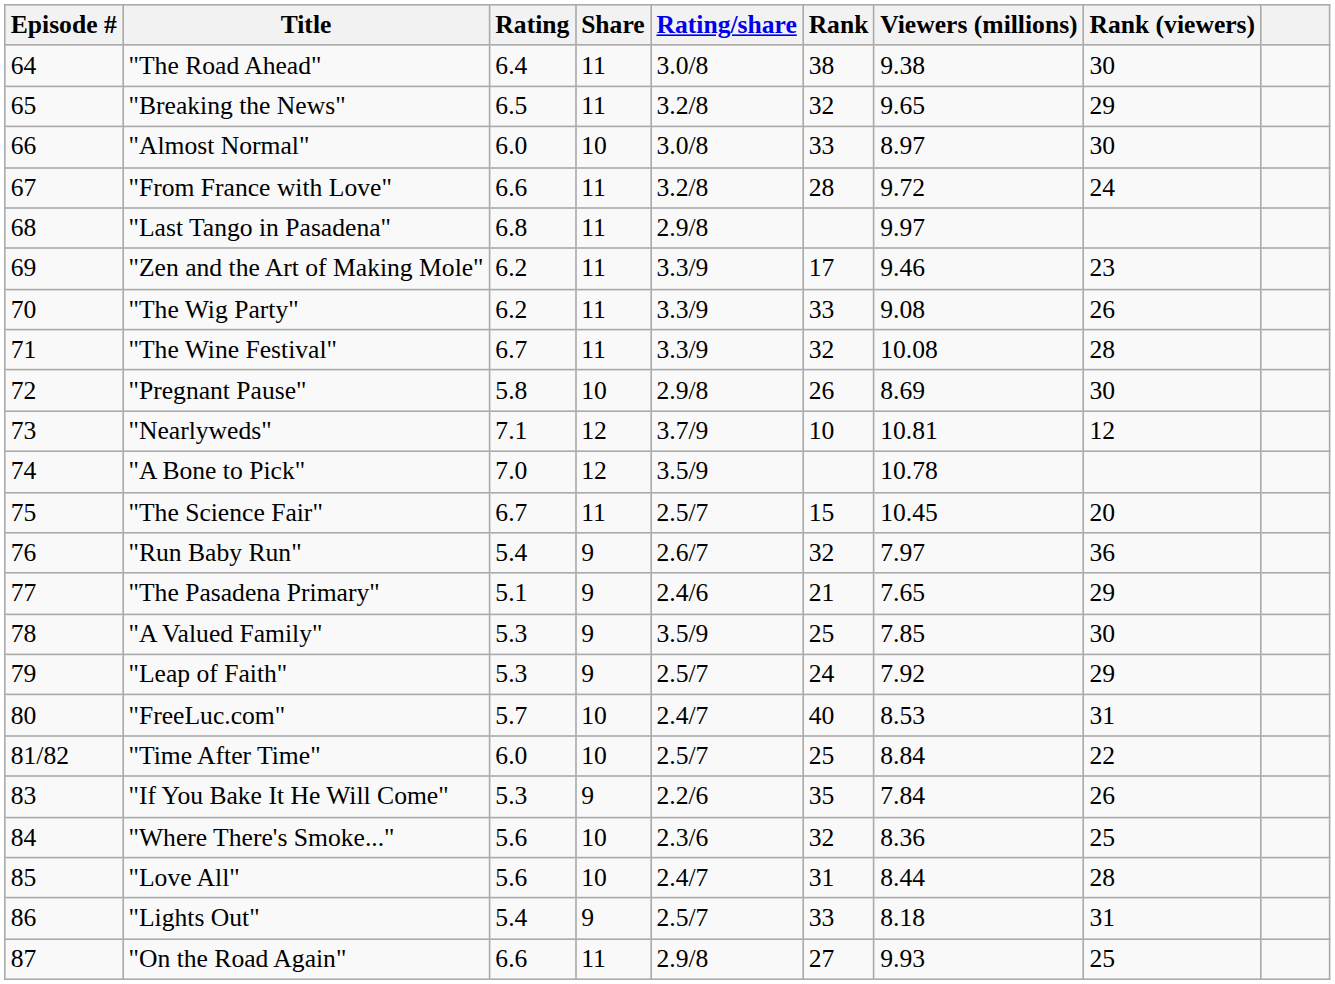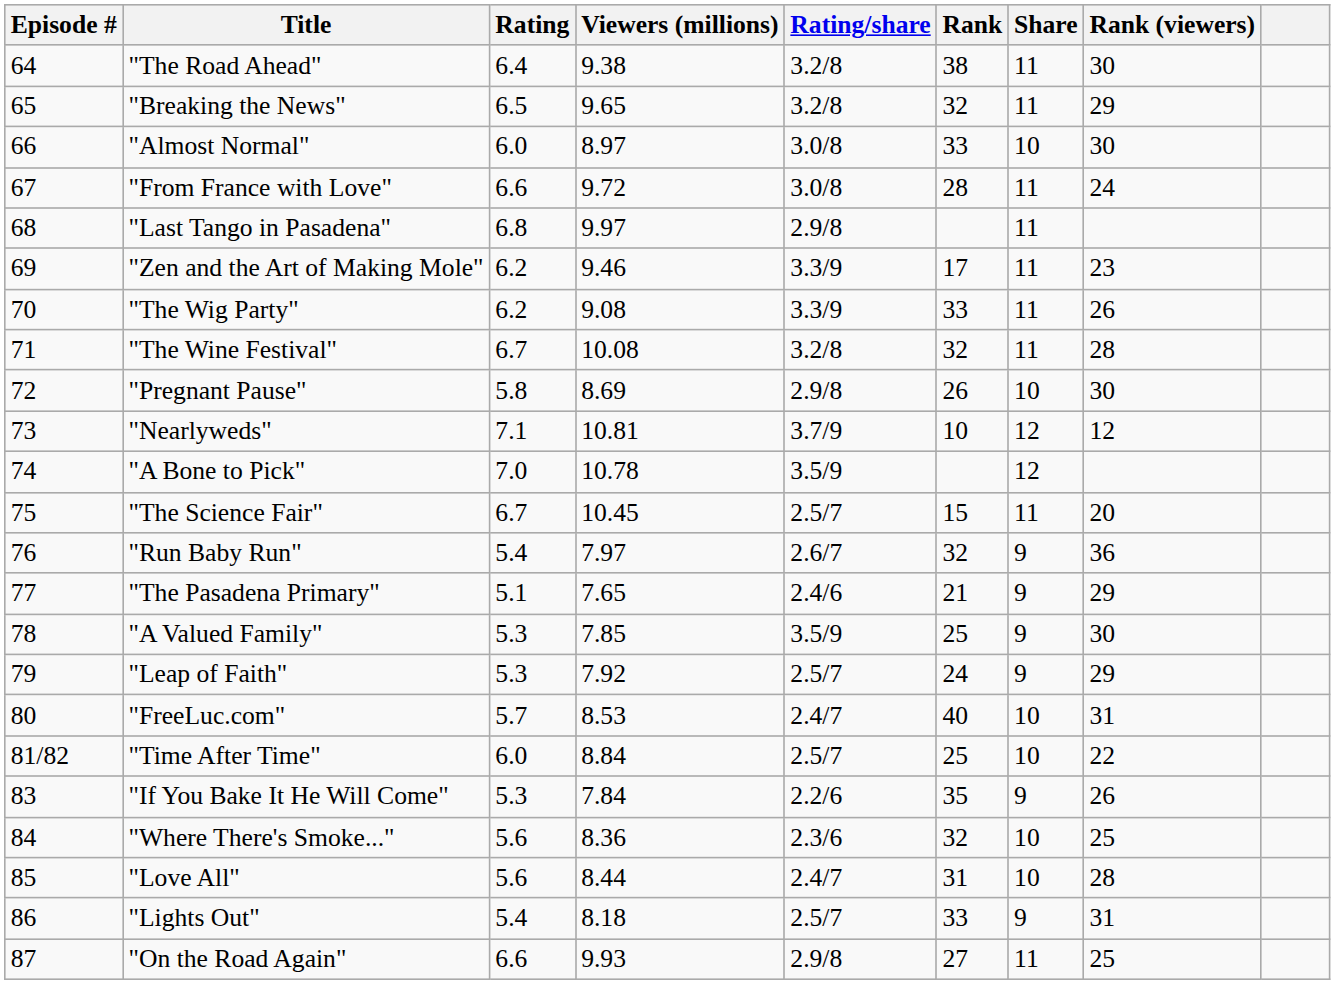columns swapped: (613, 24) <-> (979, 24)
(682, 65) 3.0/8 -> (816, 65) 3.2/8
(682, 187) 3.2/8 -> (816, 187) 3.0/8
(682, 349) 3.3/9 -> (816, 349) 3.2/8
